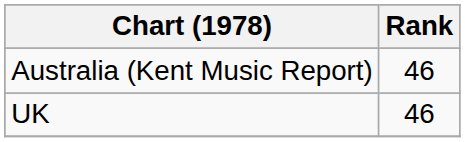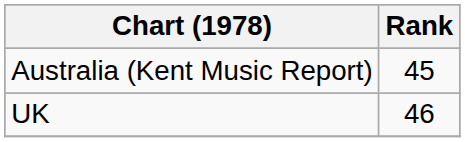(419, 70) 46 -> (419, 70) 45
